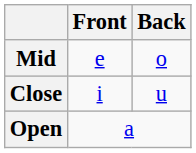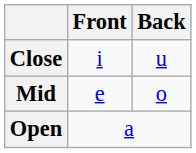rows swapped: (36, 93) <-> (36, 57)
